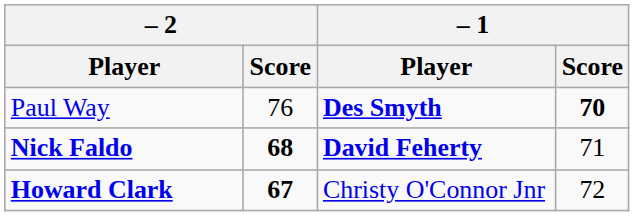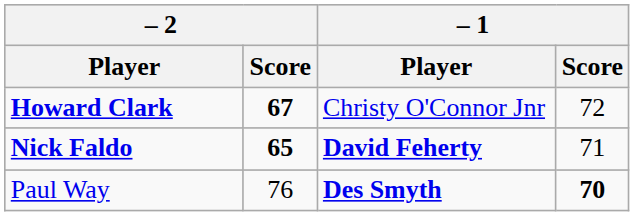rows swapped: (92, 189) <-> (60, 107)
(280, 148) 68 -> (280, 148) 65
